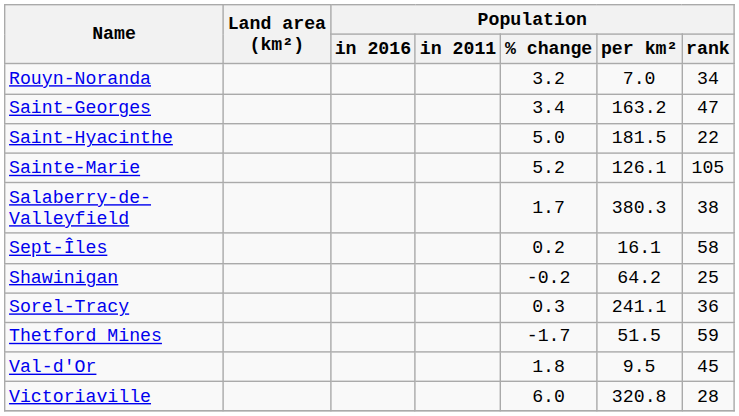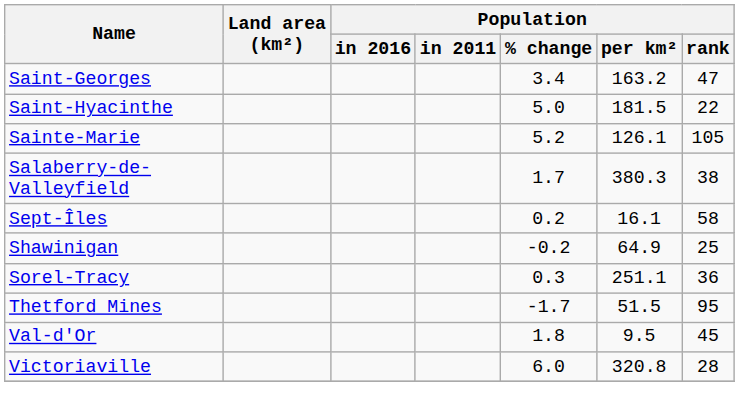- row: (80, 79)
(639, 278) 64.2 -> (639, 248) 64.9
(639, 307) 241.1 -> (639, 278) 251.1
(708, 337) 59 -> (708, 307) 95
